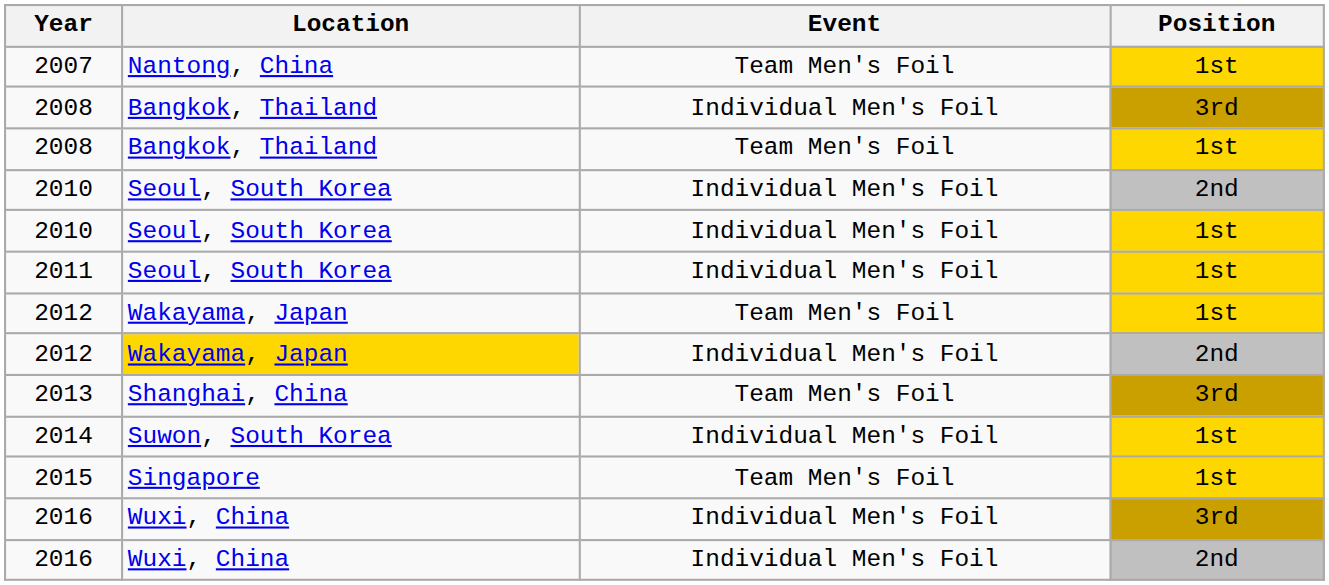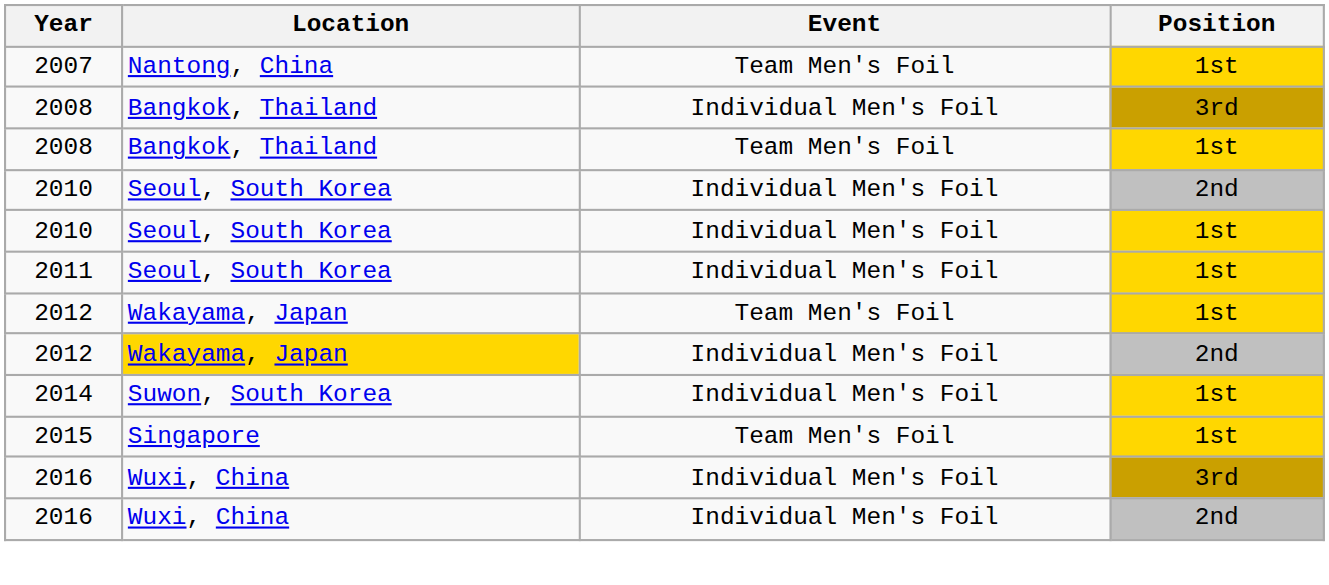- row: (63, 395)
